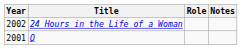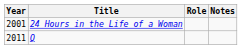(16, 24) 2002 -> (16, 24) 2001
(16, 38) 2001 -> (16, 38) 2011
